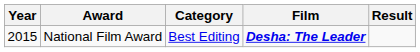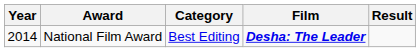(22, 36) 2015 -> (22, 36) 2014
